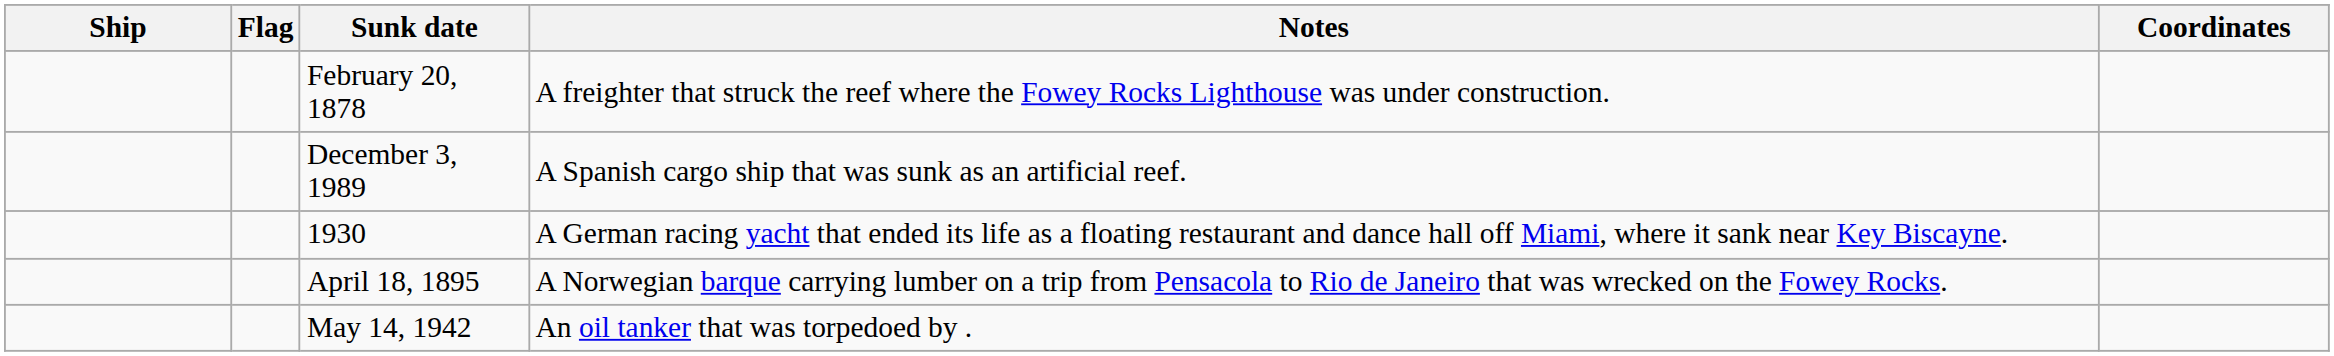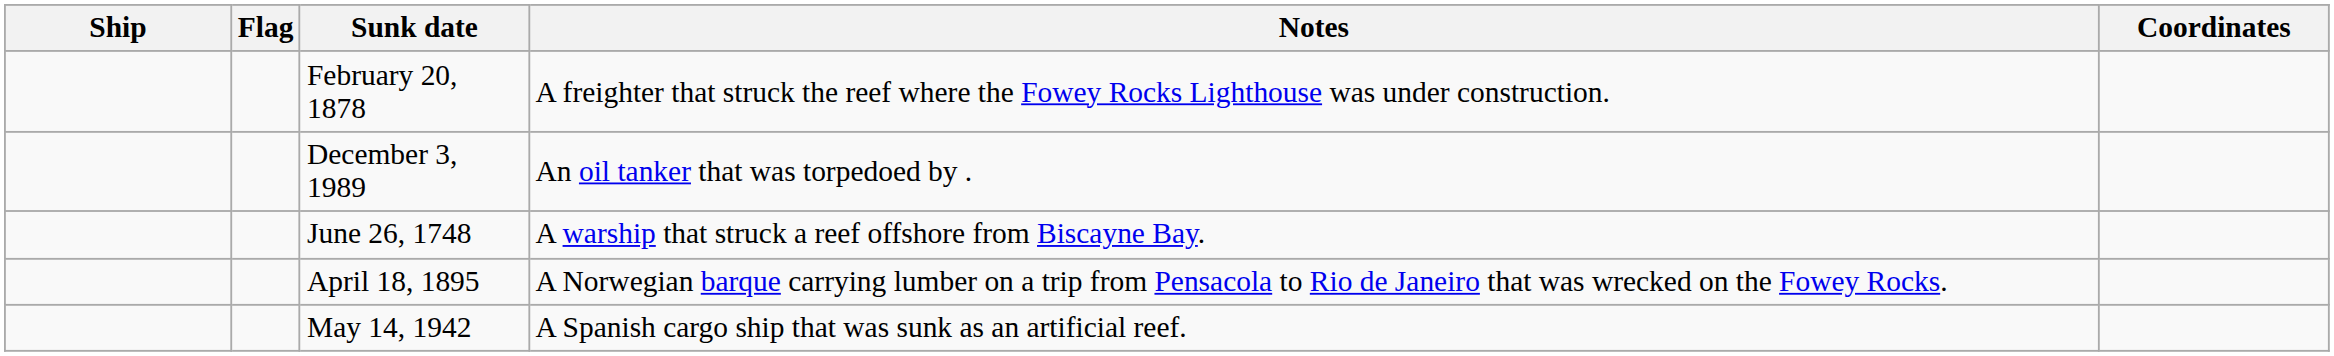(861, 170) A Spanish cargo ship that was sunk as an artificial reef. -> (754, 170) An oil tanker that was torpedoed by .
+ row: (389, 234)
- row: (336, 234)
(754, 327) An oil tanker that was torpedoed by . -> (861, 327) A Spanish cargo ship that was sunk as an artificial reef.
